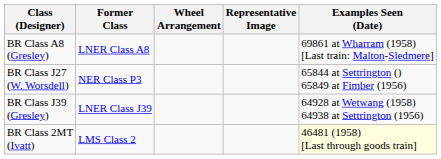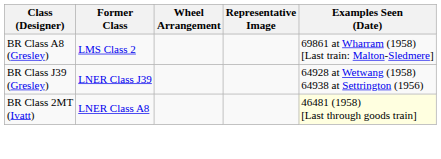(114, 49) LNER Class A8 -> (107, 49) LMS Class 2
- row: (38, 79)
(107, 139) LMS Class 2 -> (114, 109) LNER Class A8
